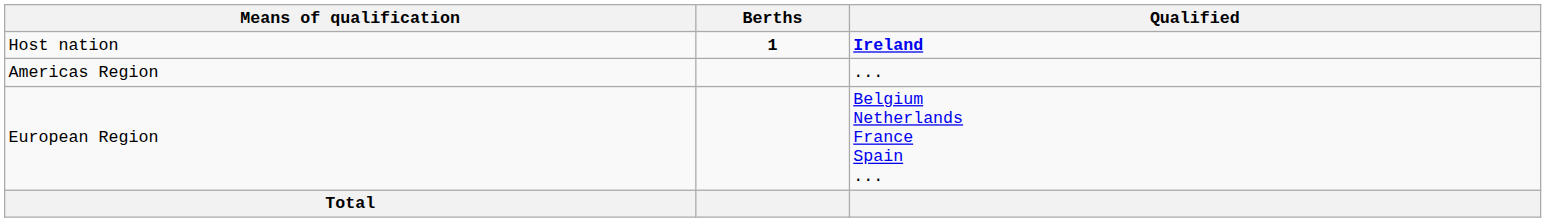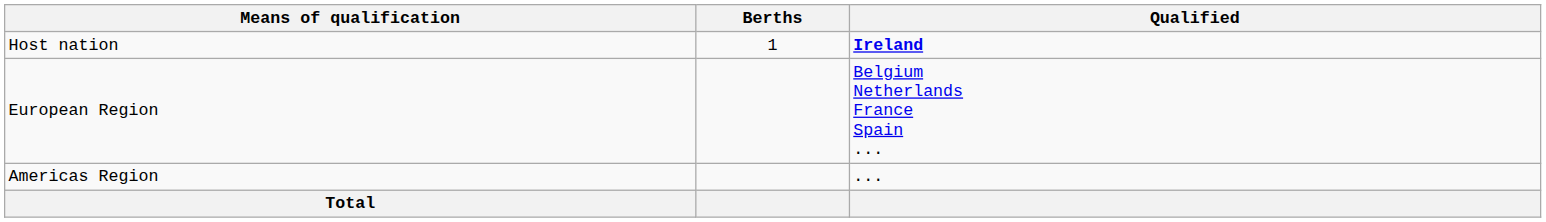(772, 45) bold -> (772, 45) normal
rows swapped: (83, 72) <-> (83, 138)
